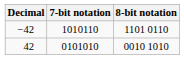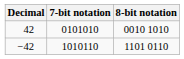rows swapped: (31, 29) <-> (34, 46)
